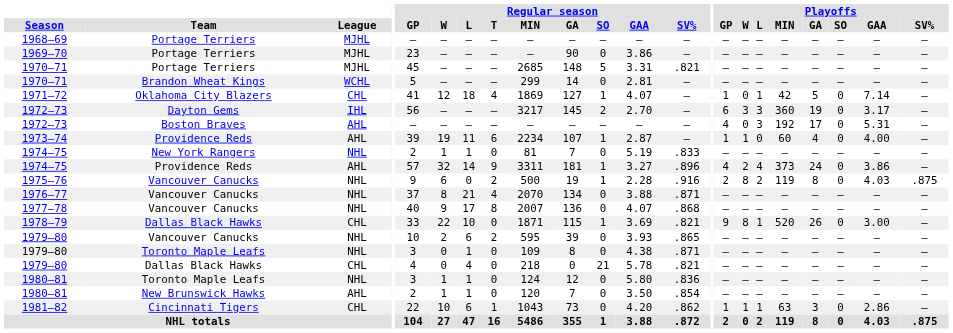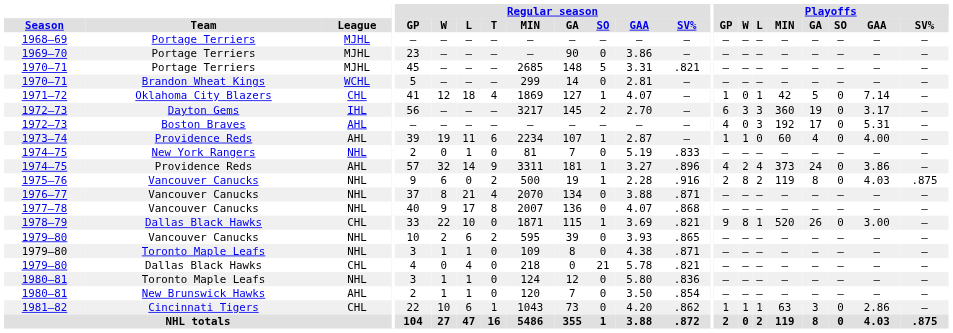(444, 152) 1 -> (444, 152) 0
(444, 251) 0 -> (444, 251) 1
